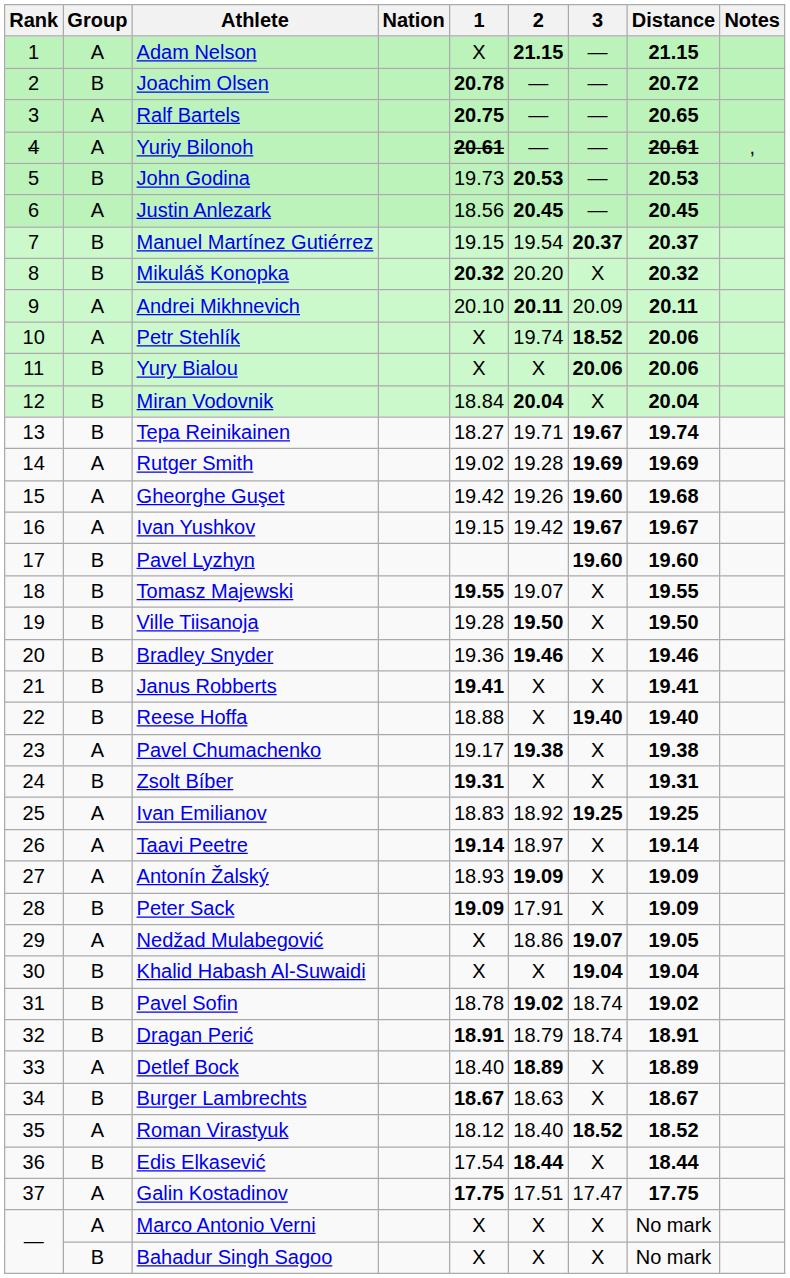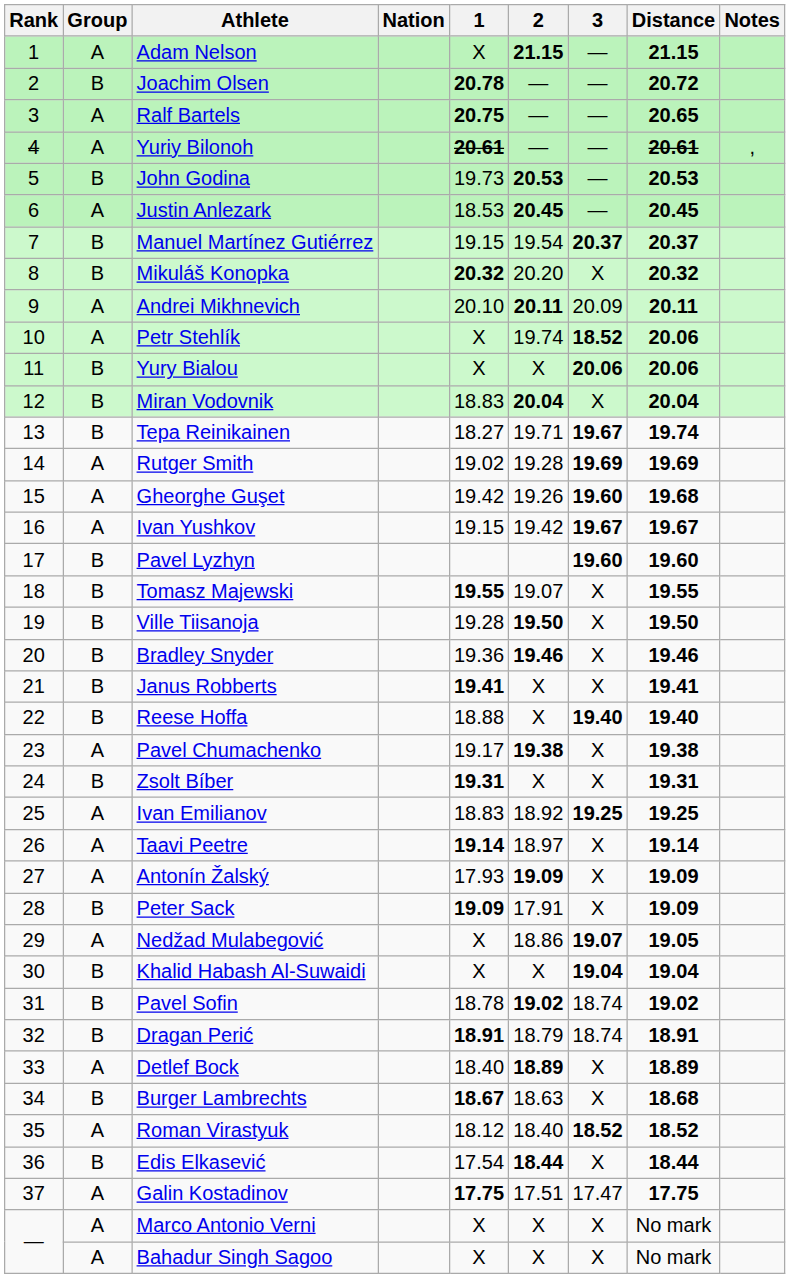(479, 210) 18.56 -> (479, 210) 18.53
(479, 400) 18.84 -> (479, 400) 18.83
(479, 876) 18.93 -> (479, 876) 17.93
(674, 1098) 18.67 -> (674, 1098) 18.68
(97, 1257) B -> (97, 1257) A
